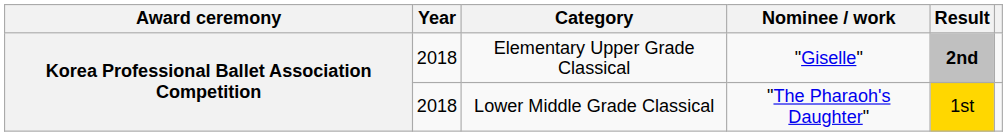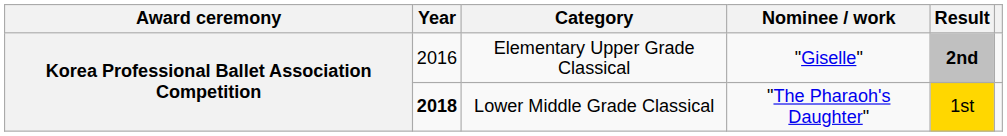(437, 57) 2018 -> (437, 57) 2016
(437, 106) normal -> (437, 106) bold
